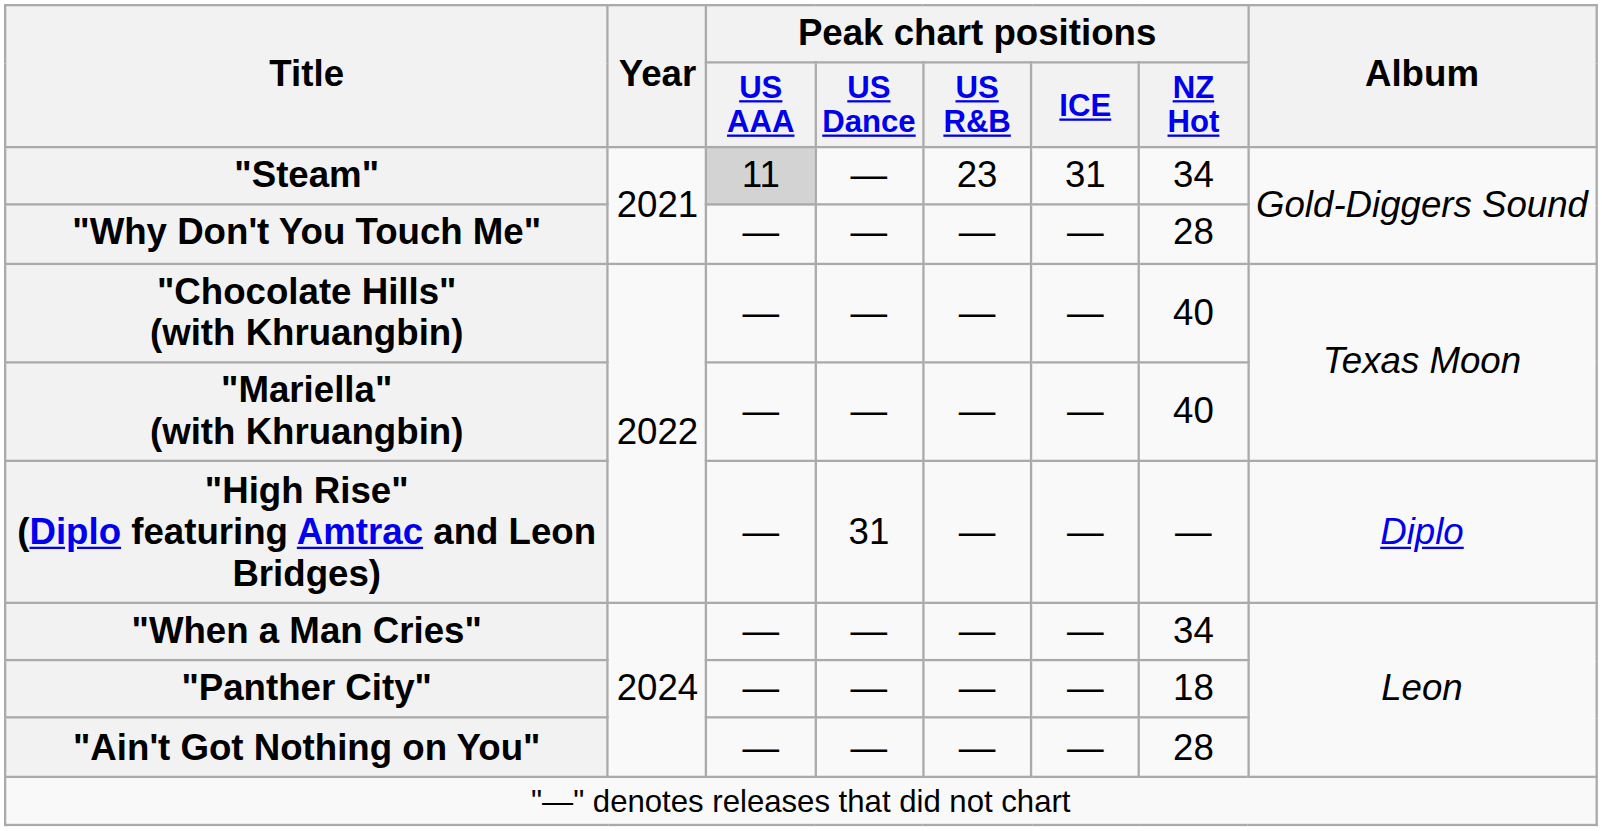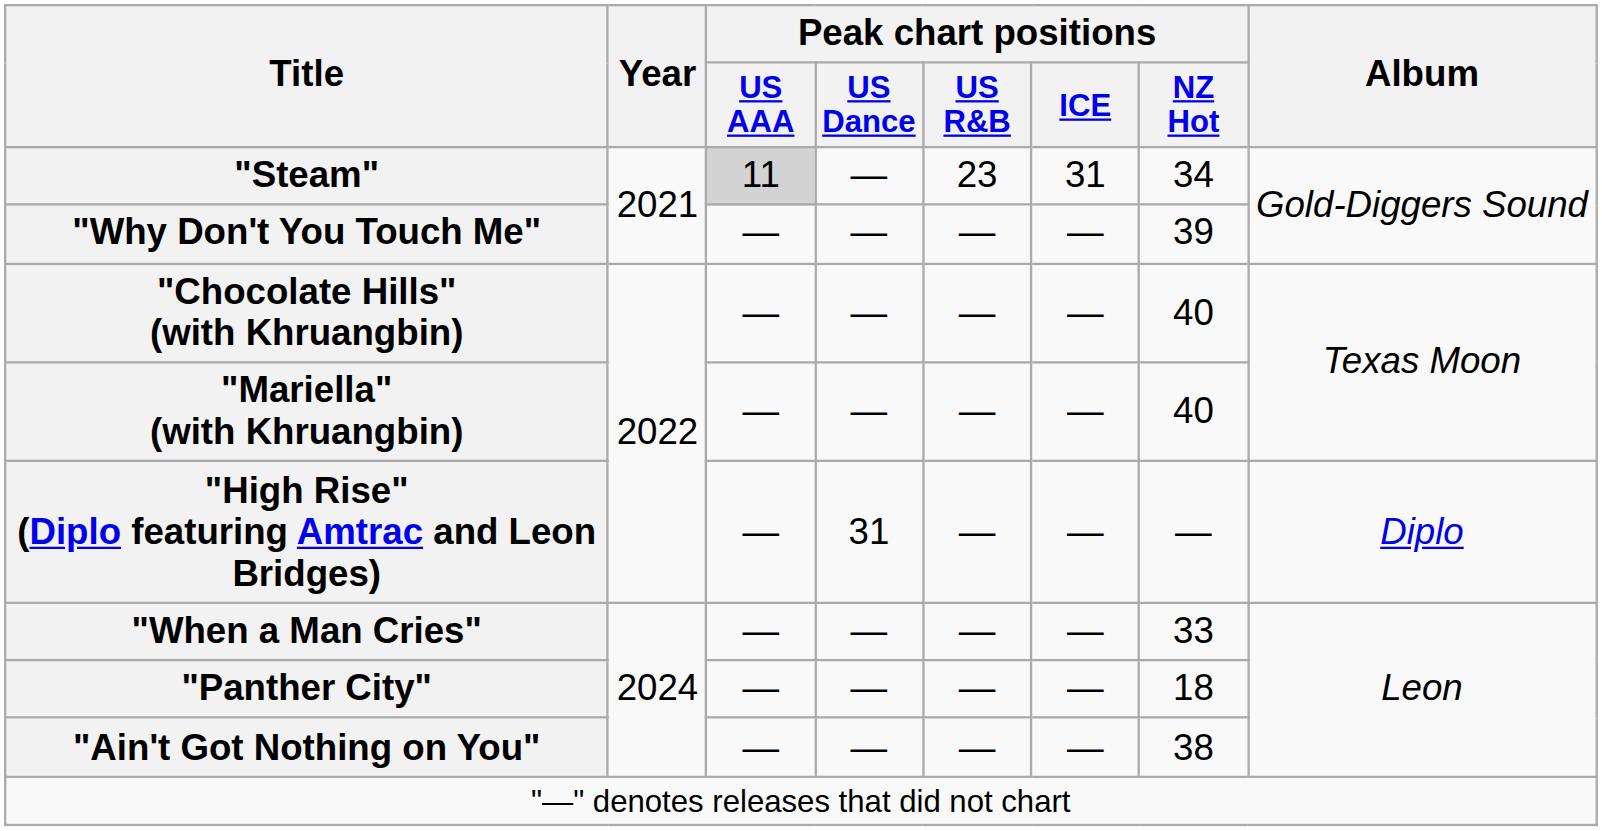(1193, 233) 28 -> (1193, 233) 39
(1193, 630) 34 -> (1193, 630) 33
(1193, 746) 28 -> (1193, 746) 38
